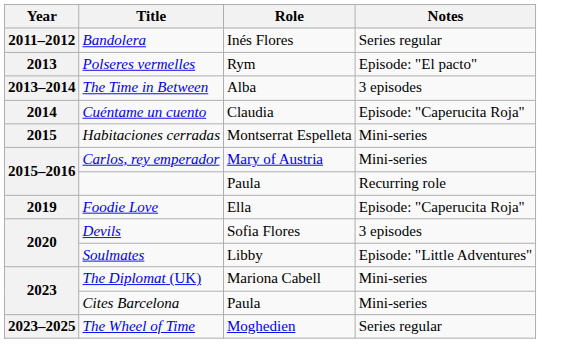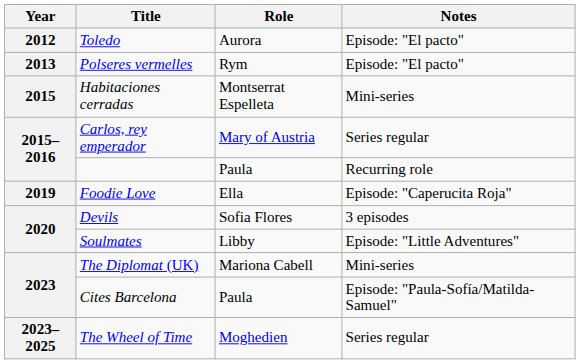- row: (114, 40)
+ row: (100, 40)
- row: (145, 87)
- row: (144, 111)
(393, 159) Mini-series -> (387, 137) Series regular
(393, 302) Mini-series -> (440, 297) Episode: "Paula-Sofía/Matilda-Samuel"
